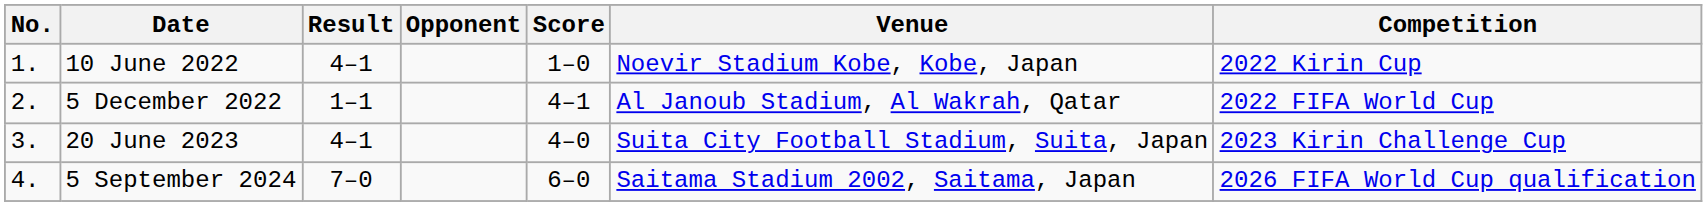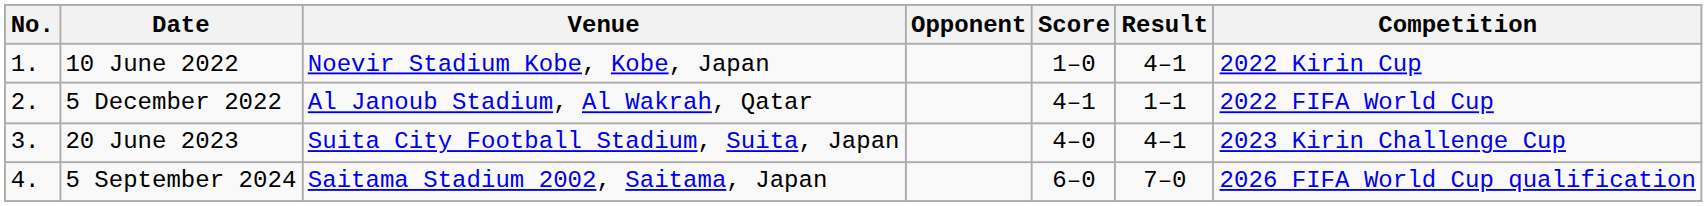columns swapped: (912, 25) <-> (351, 25)
